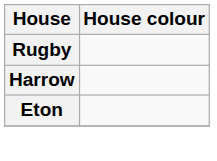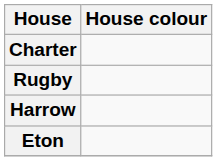+ row: (43, 49)
